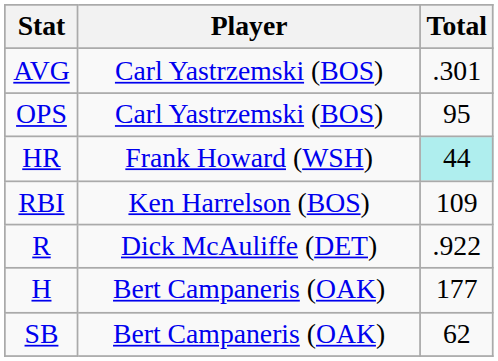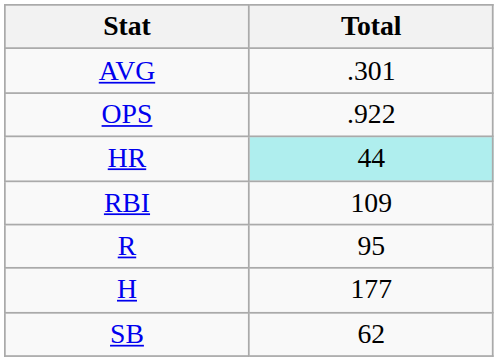- column: (249, 26)
(457, 114) 95 -> (371, 114) .922
(457, 245) .922 -> (371, 245) 95
